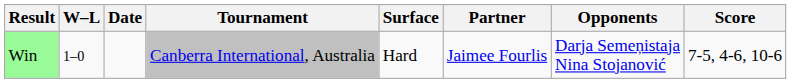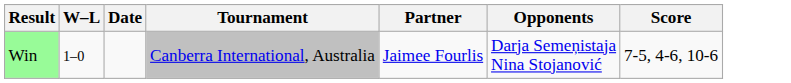- column: (411, 18)
